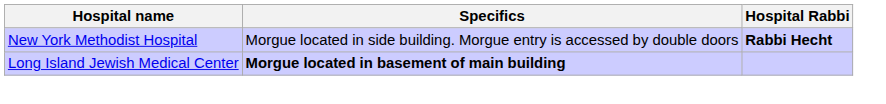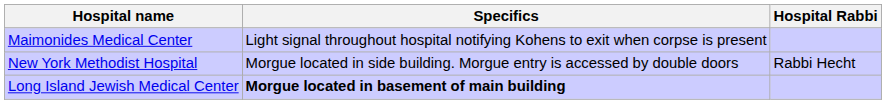+ row: (100, 39)
(789, 39) bold -> (814, 63) normal
